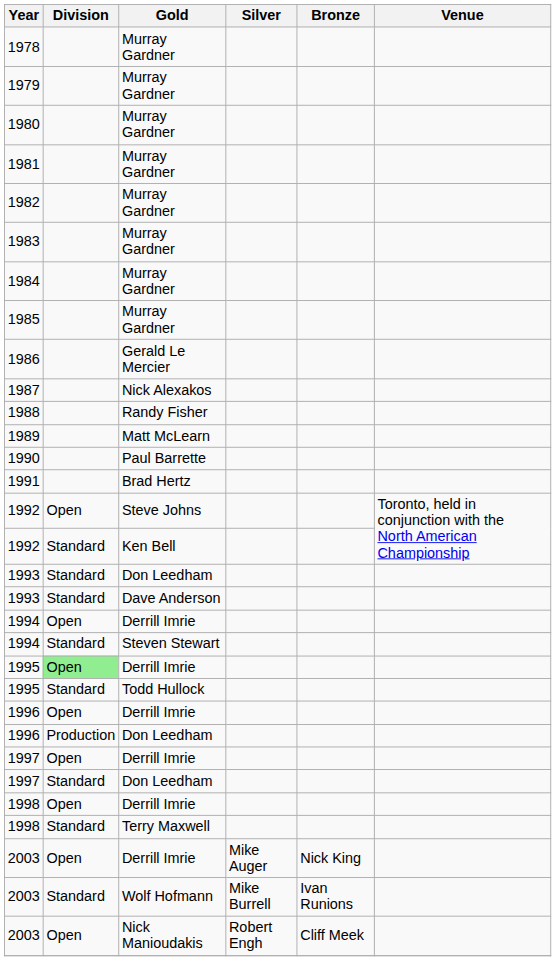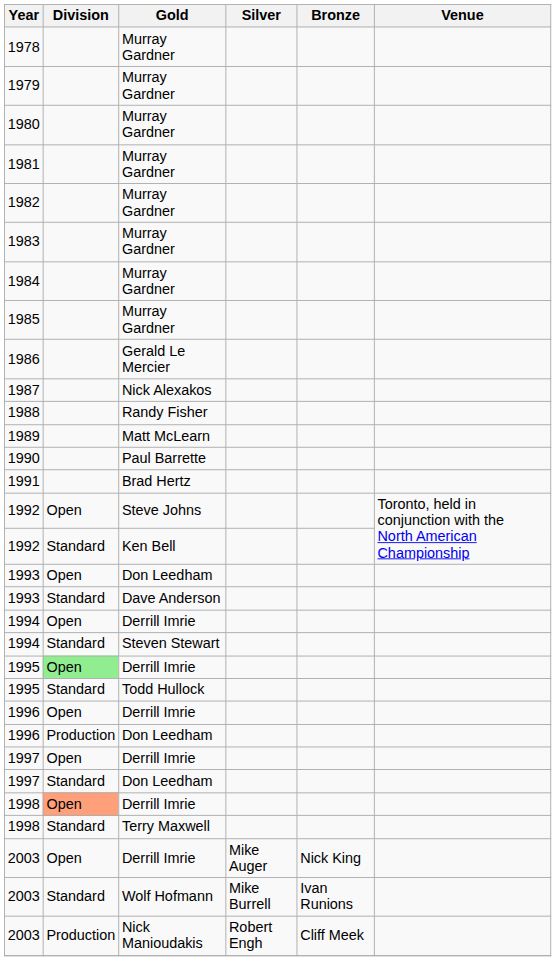(76, 575) Standard -> (64, 575) Open
(64, 804) no background -> (64, 804) lightsalmon background
(64, 935) Open -> (81, 935) Production
